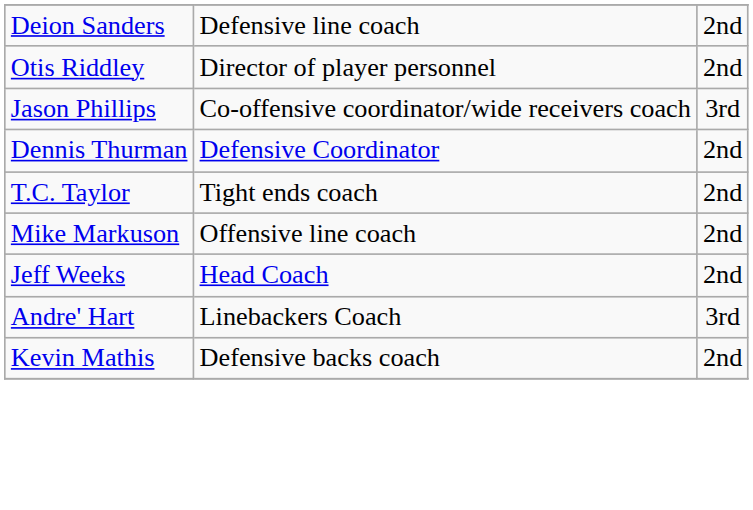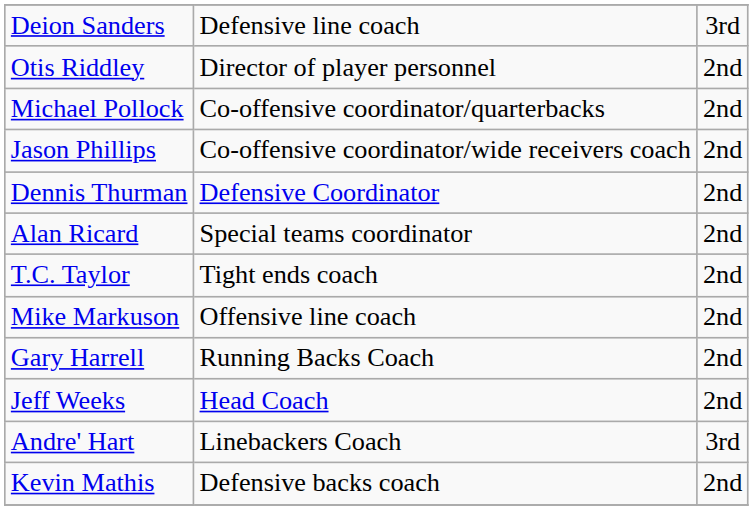(723, 25) 2nd -> (723, 25) 3rd
+ row: (97, 108)
(723, 108) 3rd -> (723, 150) 2nd
+ row: (75, 233)
+ row: (78, 358)
